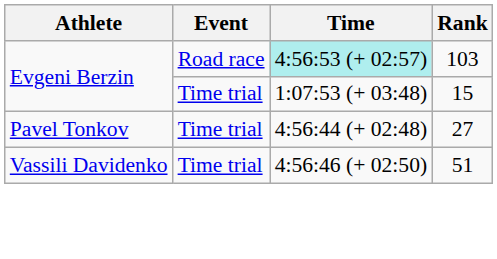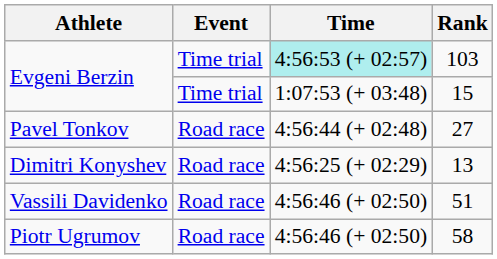(221, 58) Road race -> (220, 58) Time trial
(220, 129) Time trial -> (221, 129) Road race
+ row: (462, 165)
(220, 165) Time trial -> (221, 200) Road race
+ row: (462, 236)
